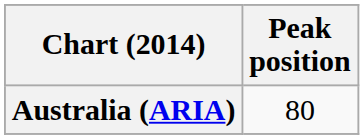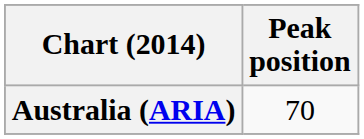(300, 109) 80 -> (300, 109) 70
